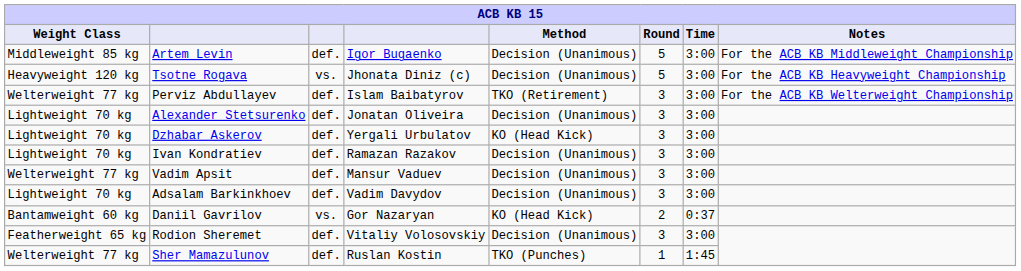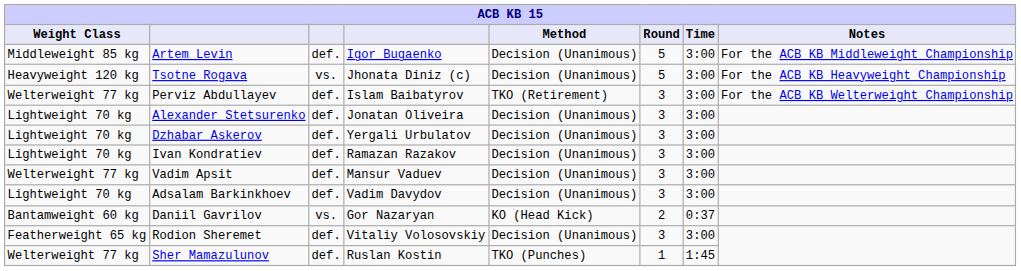(542, 135) KO (Head Kick) -> (564, 135) Decision (Unanimous)
